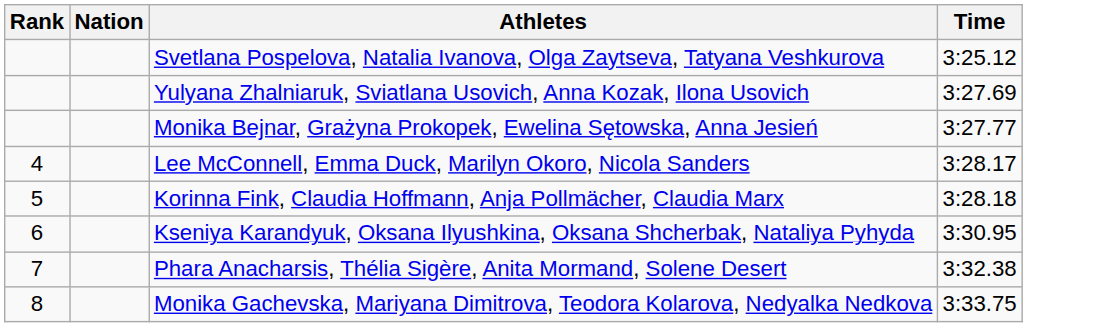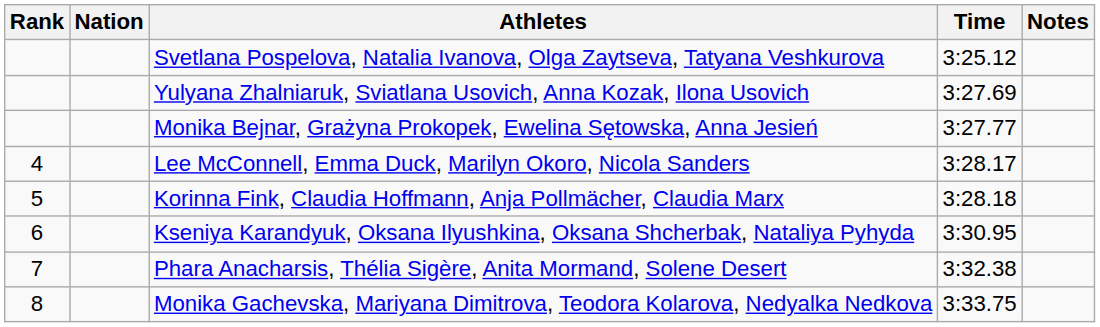+ column: (1058, 22)
